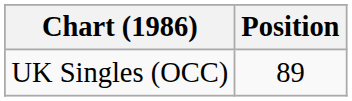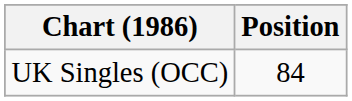(290, 72) 89 -> (290, 72) 84
